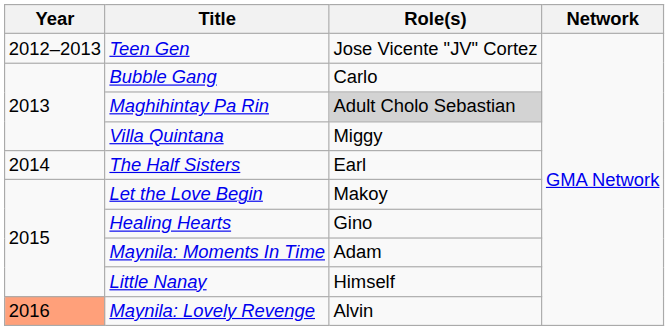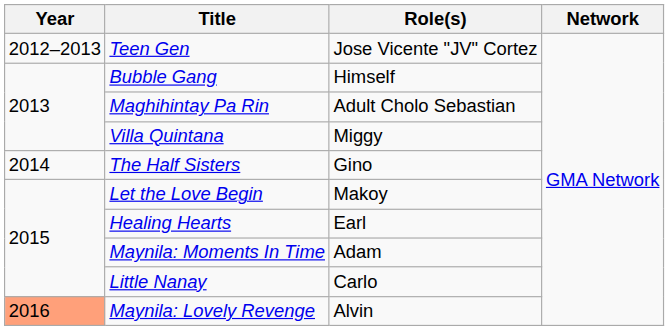(355, 77) Carlo -> (364, 77) Himself
(425, 106) lightgrey background -> (425, 106) no background
(350, 164) Earl -> (353, 164) Gino
(353, 223) Gino -> (350, 223) Earl
(364, 281) Himself -> (355, 281) Carlo
